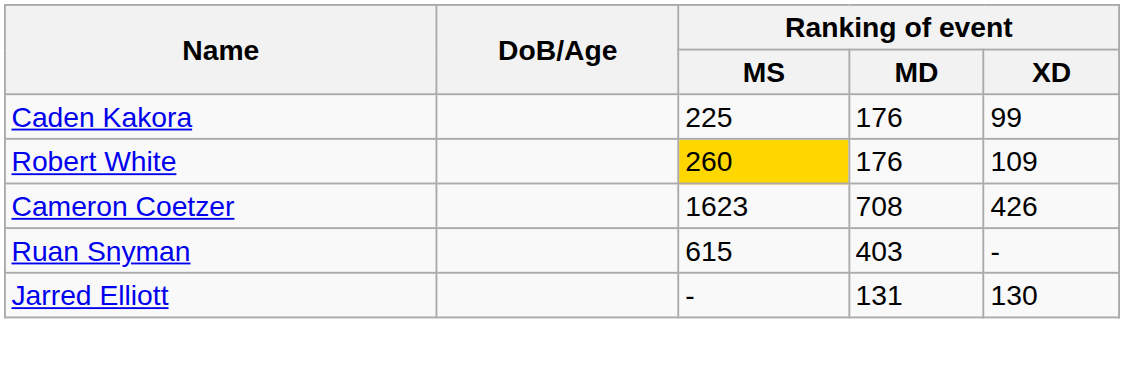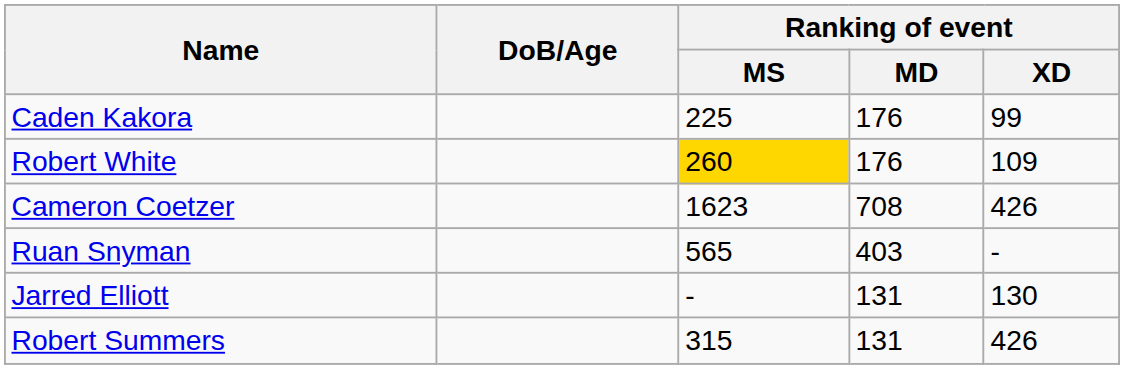(709, 251) 615 -> (709, 251) 565
+ row: (118, 341)
